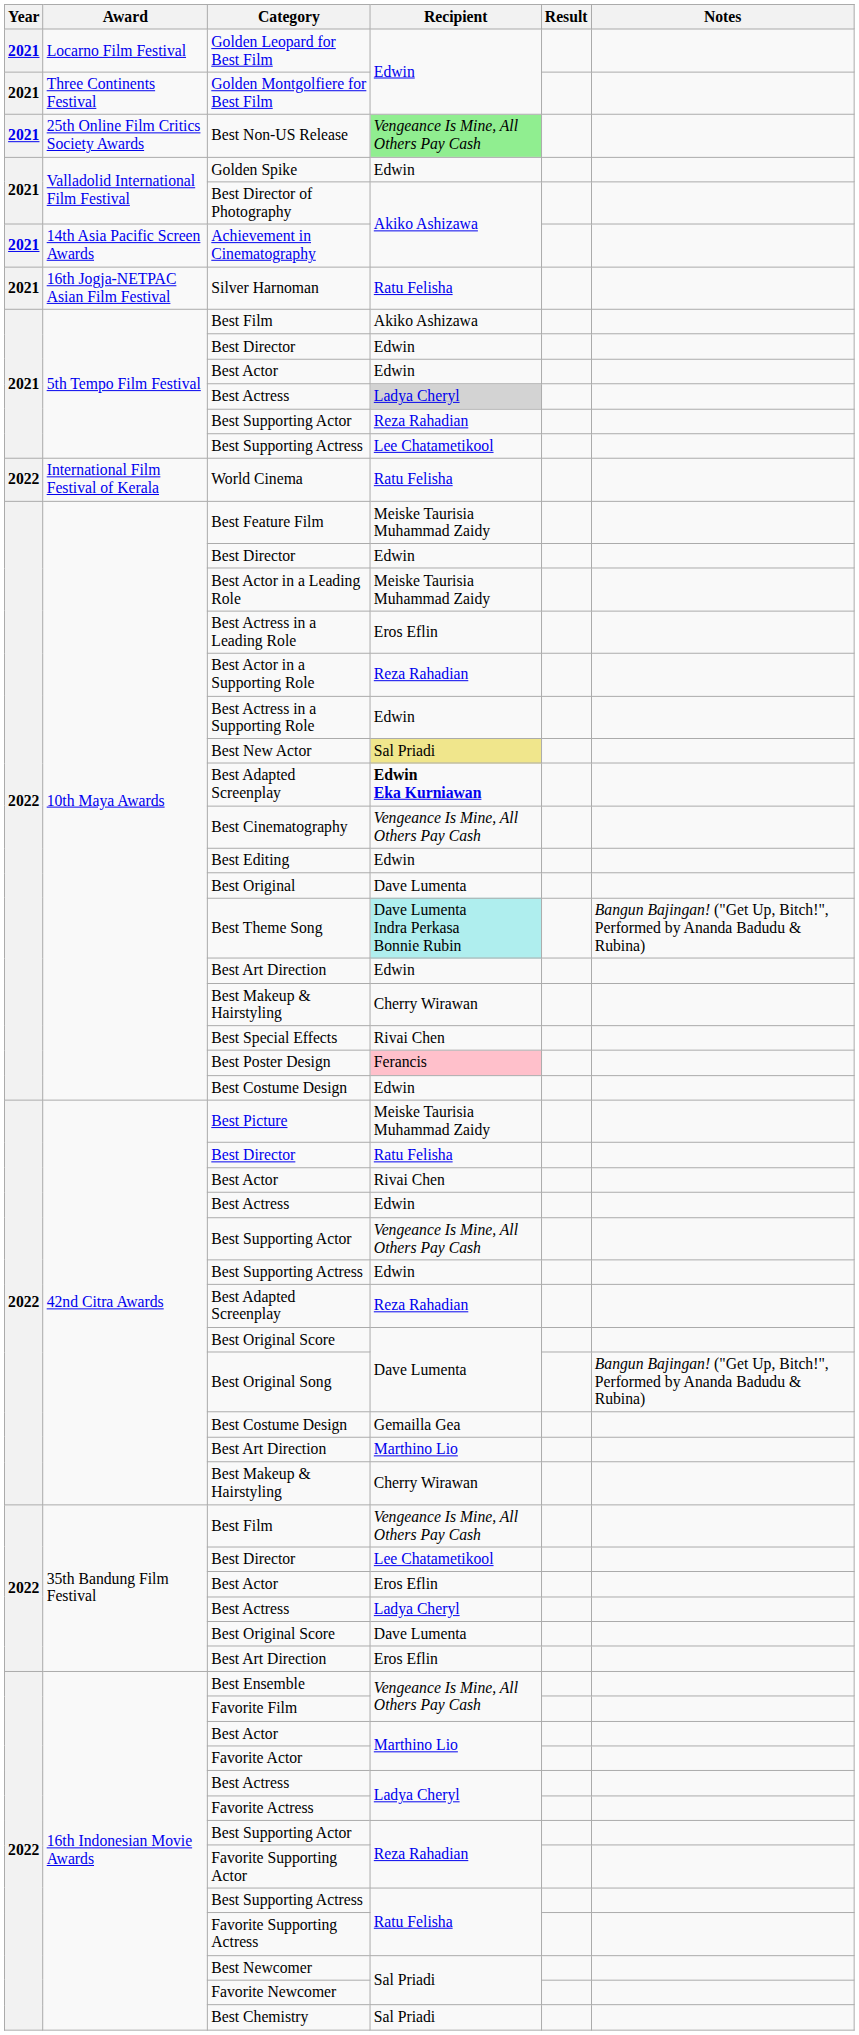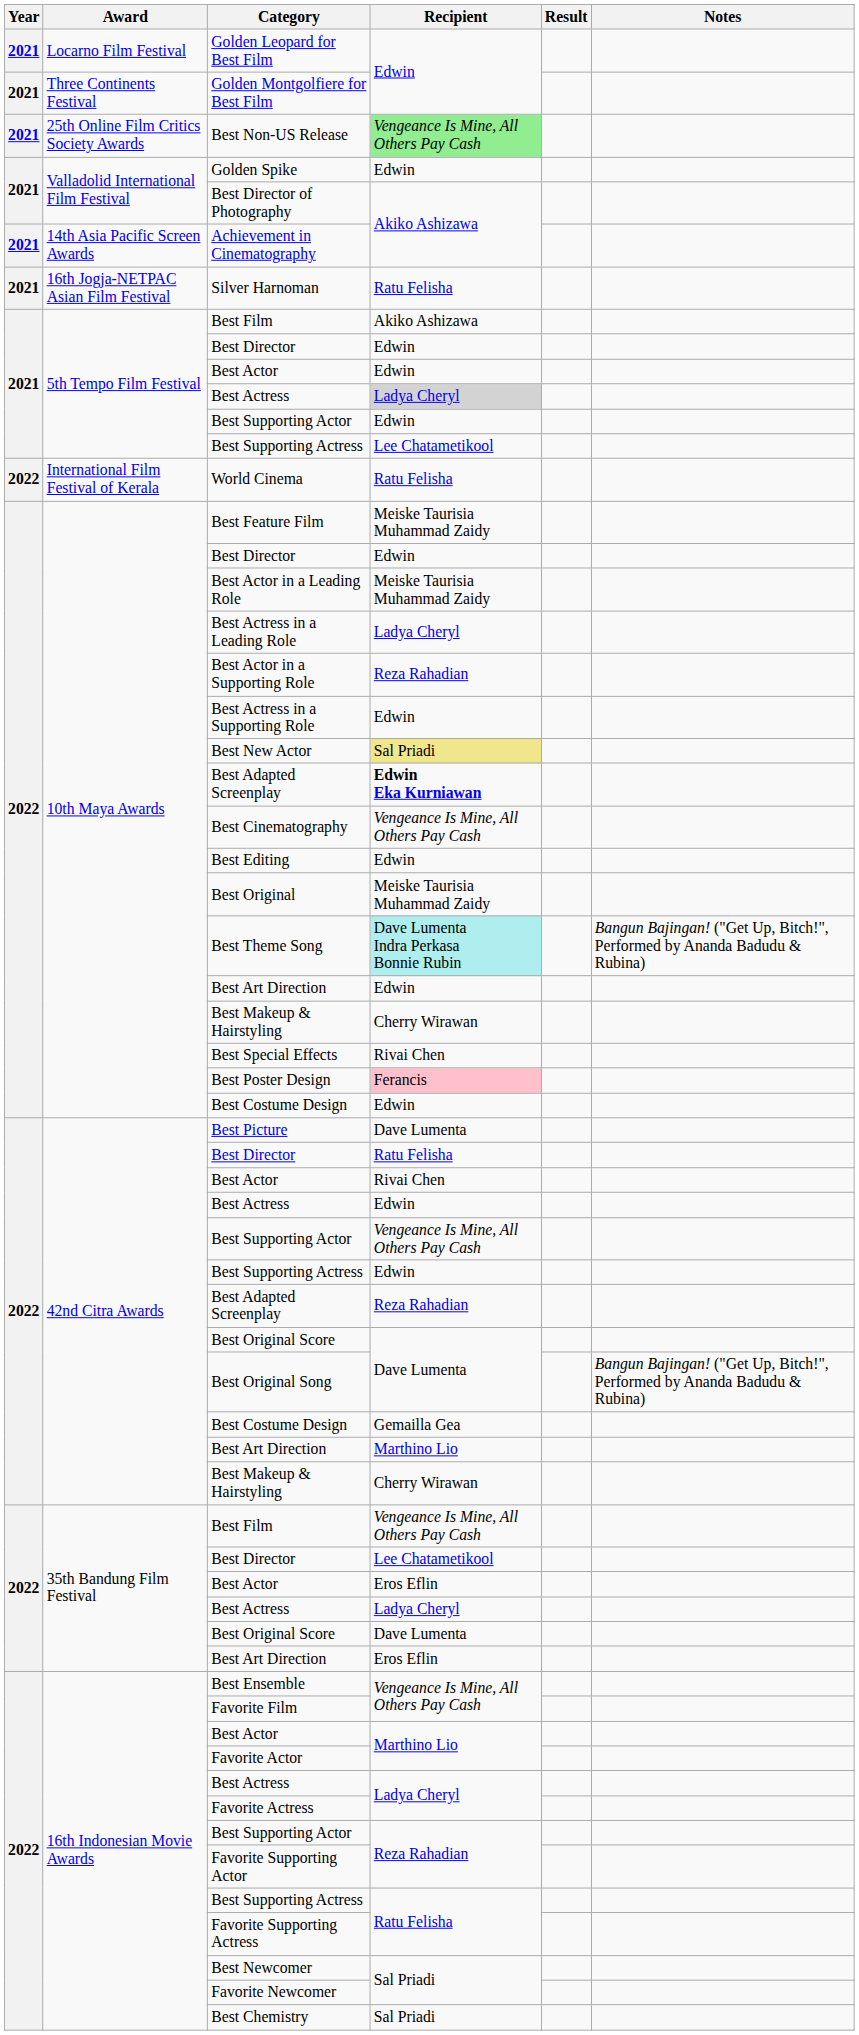(421, 421) Reza Rahadian -> (394, 421) Edwin
(406, 632) Eros Eflin -> (417, 632) Ladya Cheryl
(420, 885) Dave Lumenta -> (432, 894) Meiske Taurisia Muhammad Zaidy
(432, 1121) Meiske Taurisia Muhammad Zaidy -> (420, 1130) Dave Lumenta
